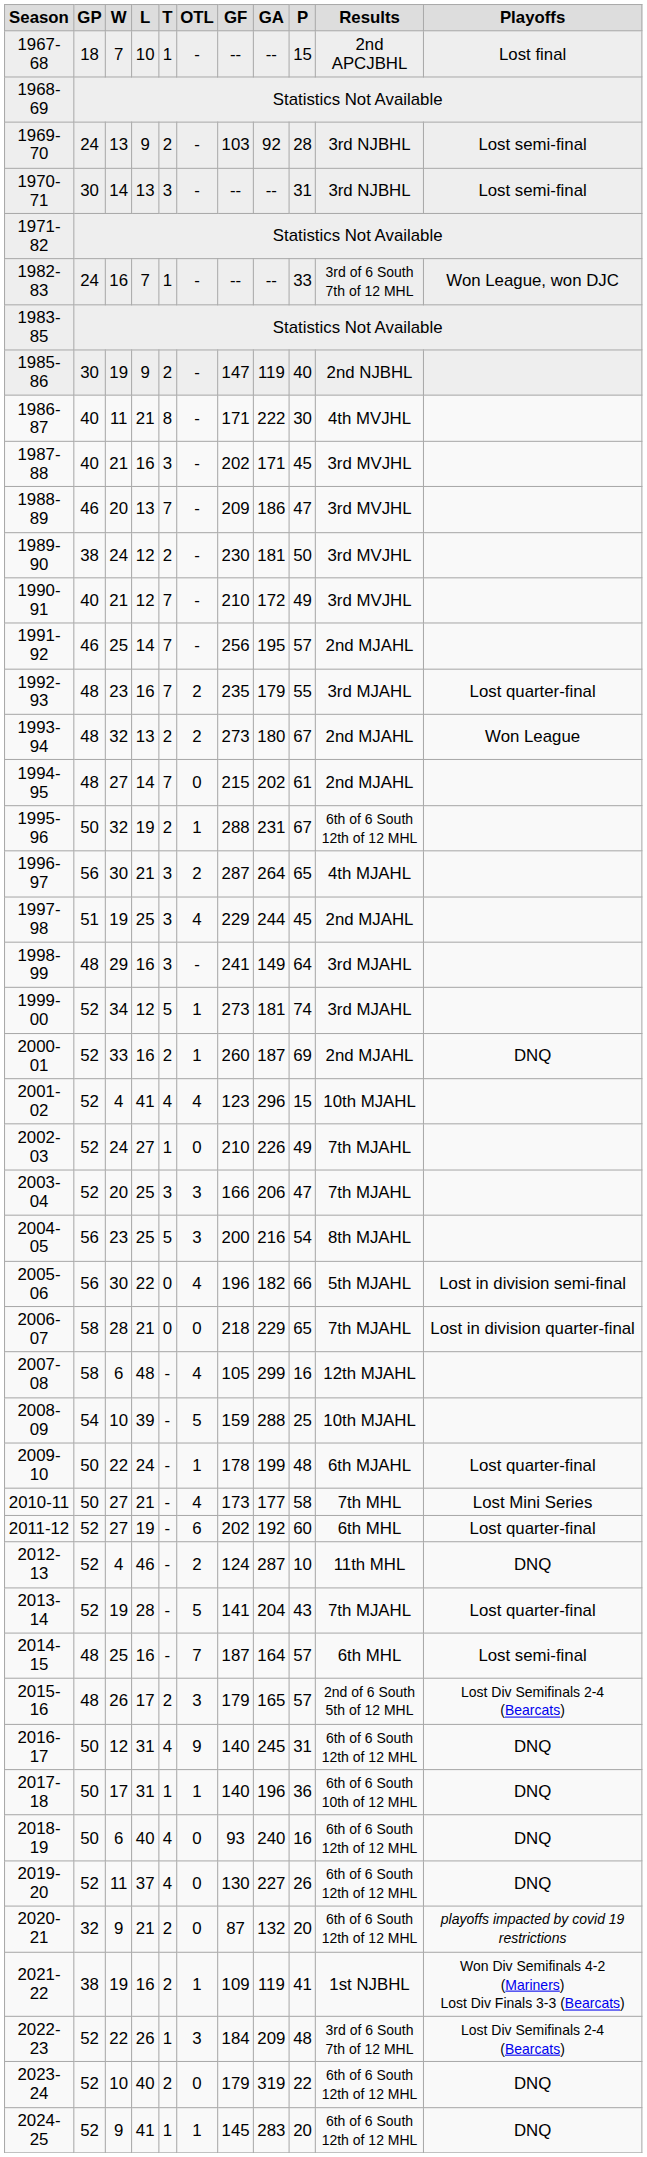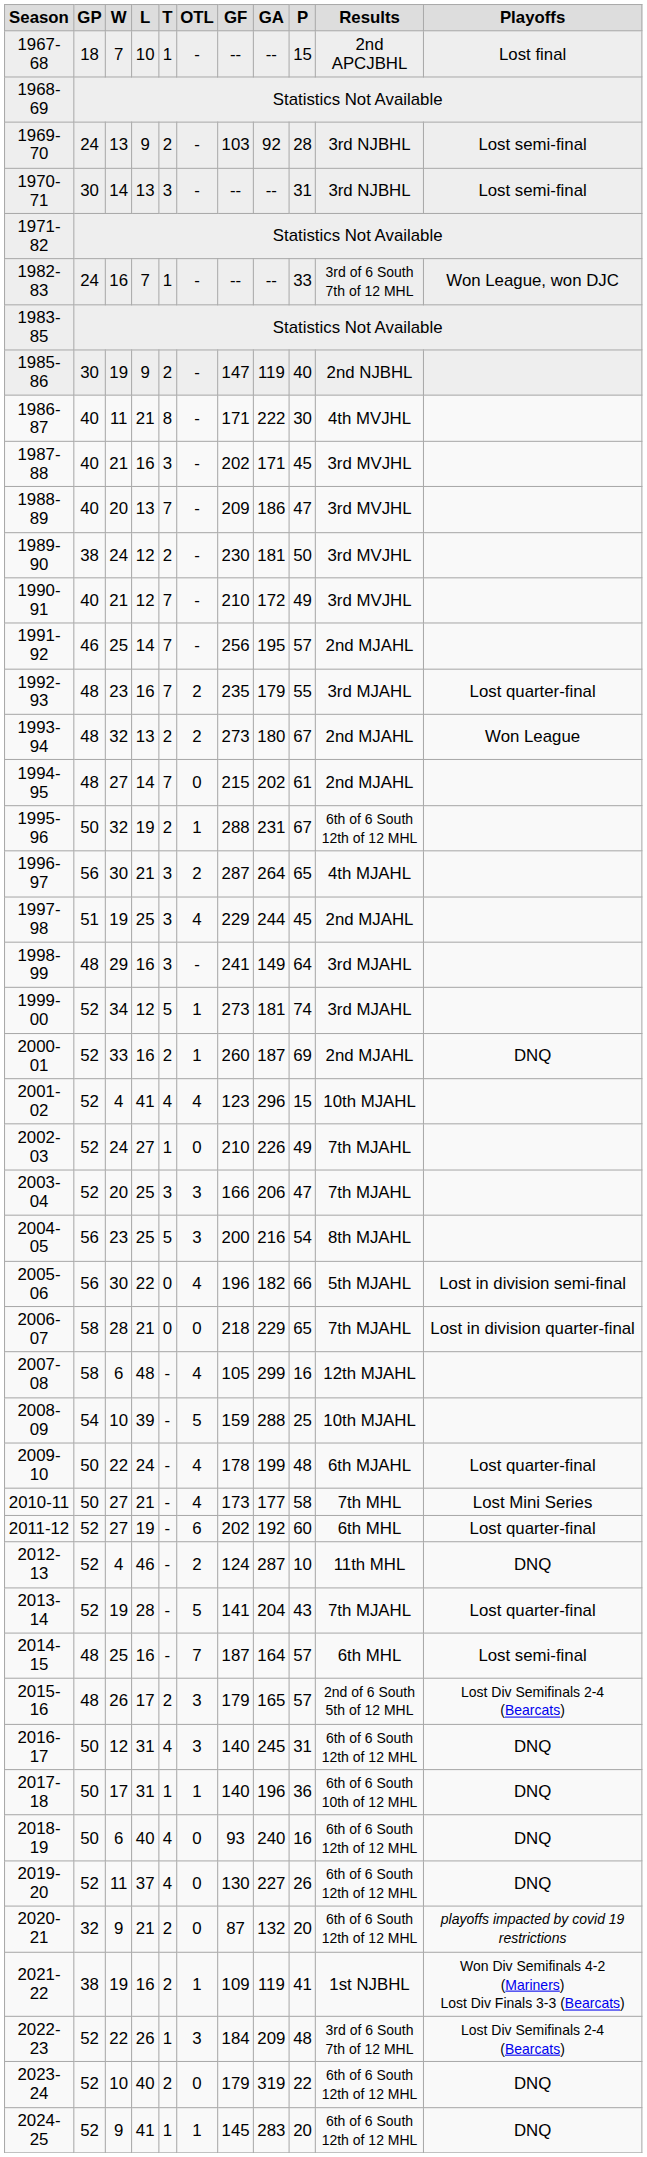(89, 509) 46 -> (89, 509) 40
(197, 1465) 1 -> (197, 1465) 4
(197, 1746) 9 -> (197, 1746) 3
